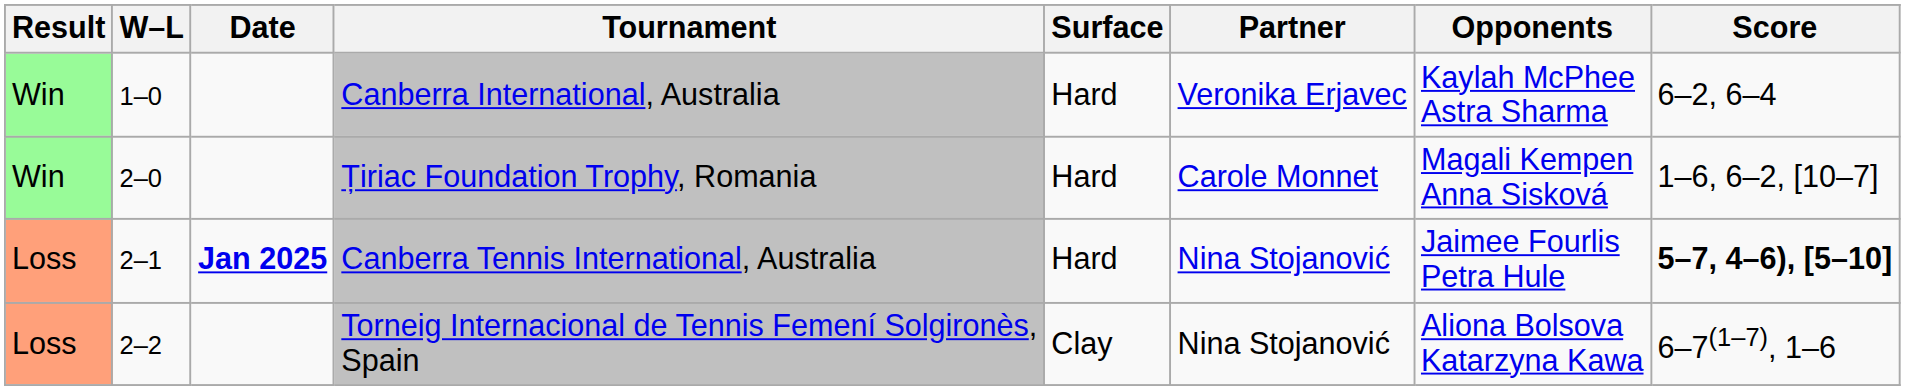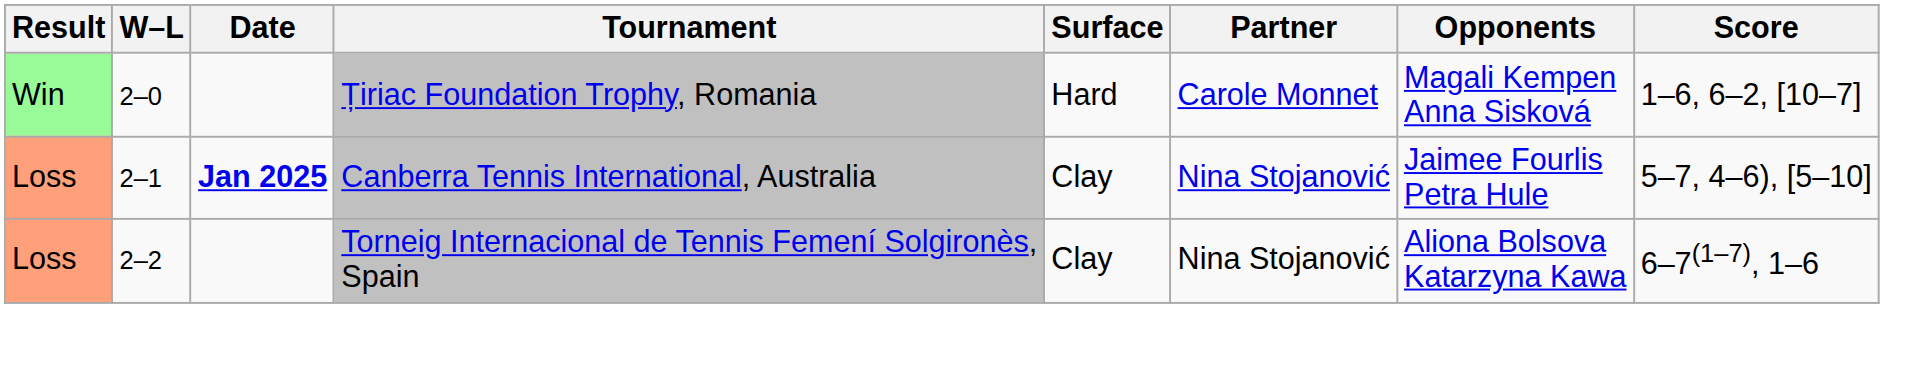- row: (560, 94)
(1084, 260) Hard -> (1082, 177) Clay
(1775, 260) bold -> (1756, 177) normal
